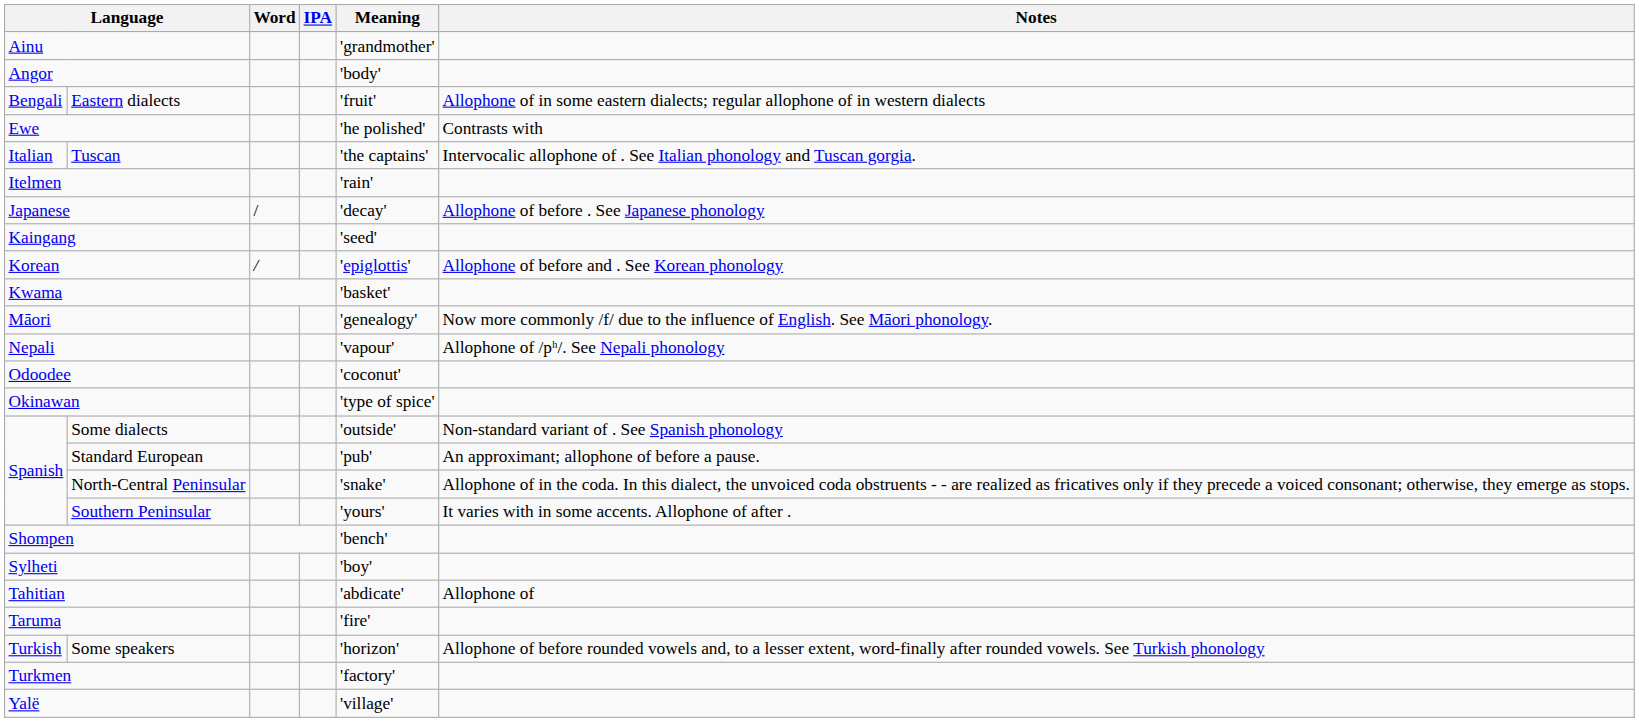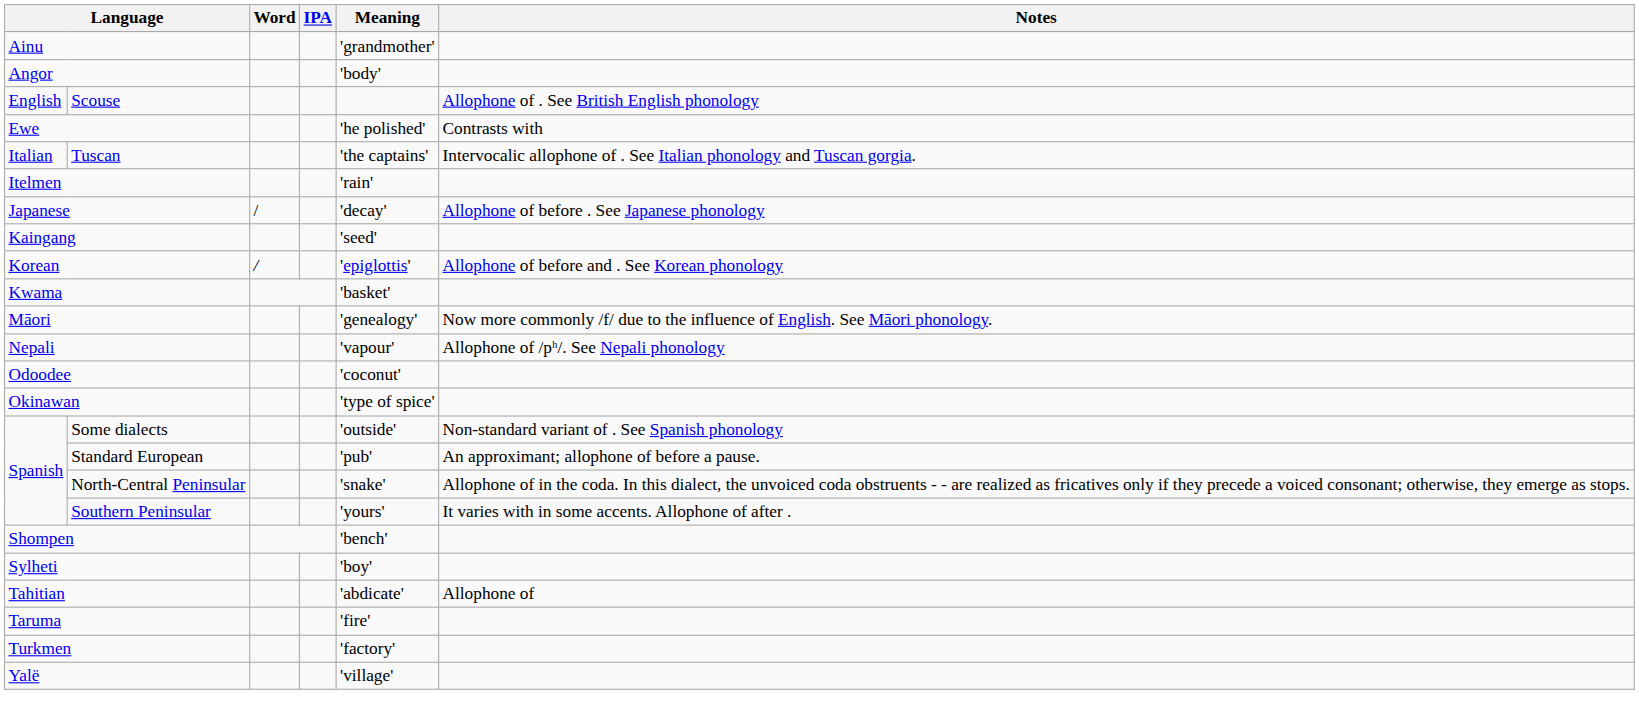- row: (126, 100)
+ row: (96, 100)
- row: (123, 648)
